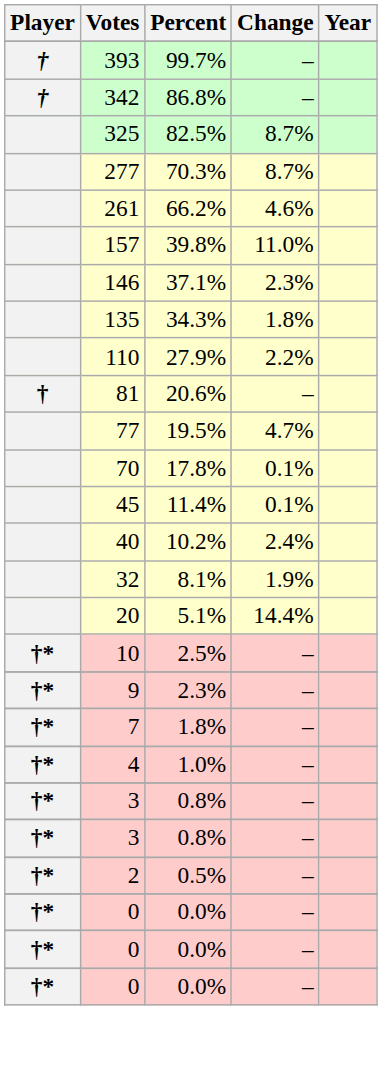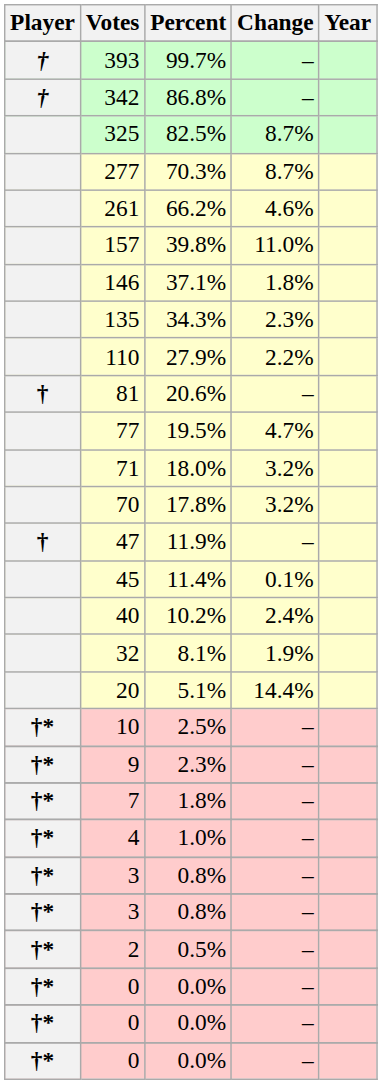(289, 282) 2.3% -> (289, 282) 1.8%
(289, 319) 1.8% -> (289, 319) 2.3%
+ row: (128, 467)
(289, 467) 0.1% -> (289, 504) 3.2%
+ row: (128, 541)
